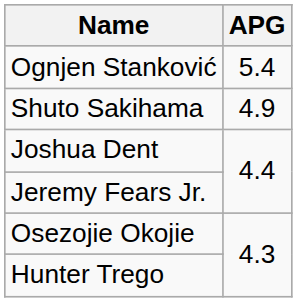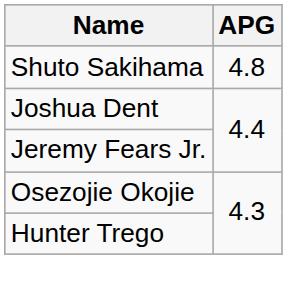- row: (114, 66)
(257, 108) 4.9 -> (247, 66) 4.8
